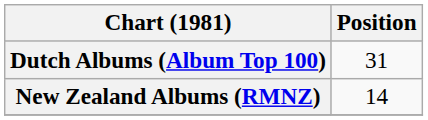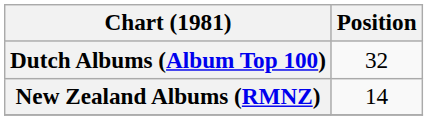(377, 59) 31 -> (377, 59) 32
